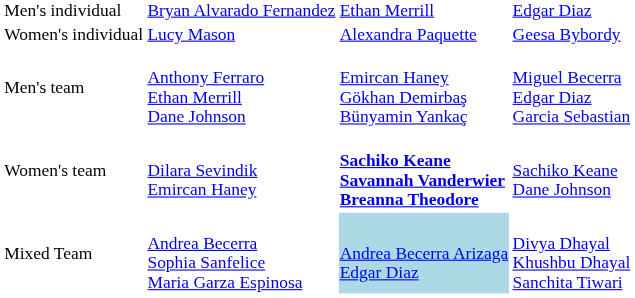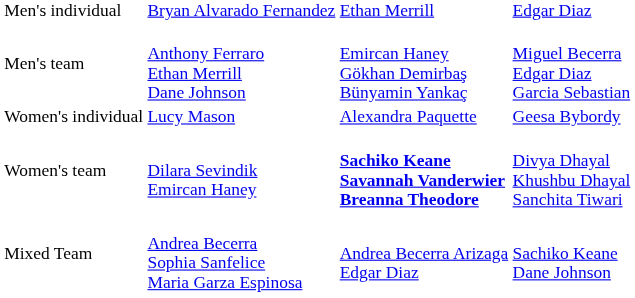rows swapped: (74, 34) <-> (44, 87)
(565, 180) Sachiko Keane Dane Johnson -> (571, 180) Divya Dhayal Khushbu Dhayal Sanchita Tiwari
(424, 262) lightblue background -> (424, 262) no background
(571, 262) Divya Dhayal Khushbu Dhayal Sanchita Tiwari -> (565, 262) Sachiko Keane Dane Johnson
